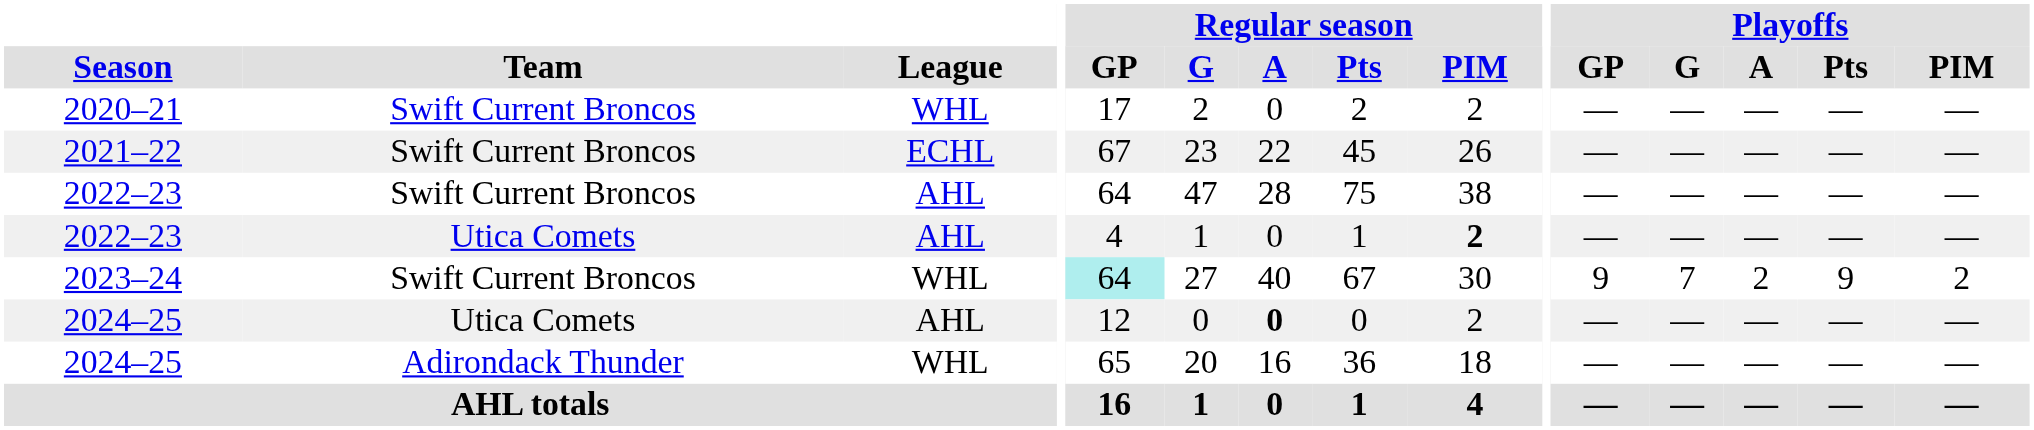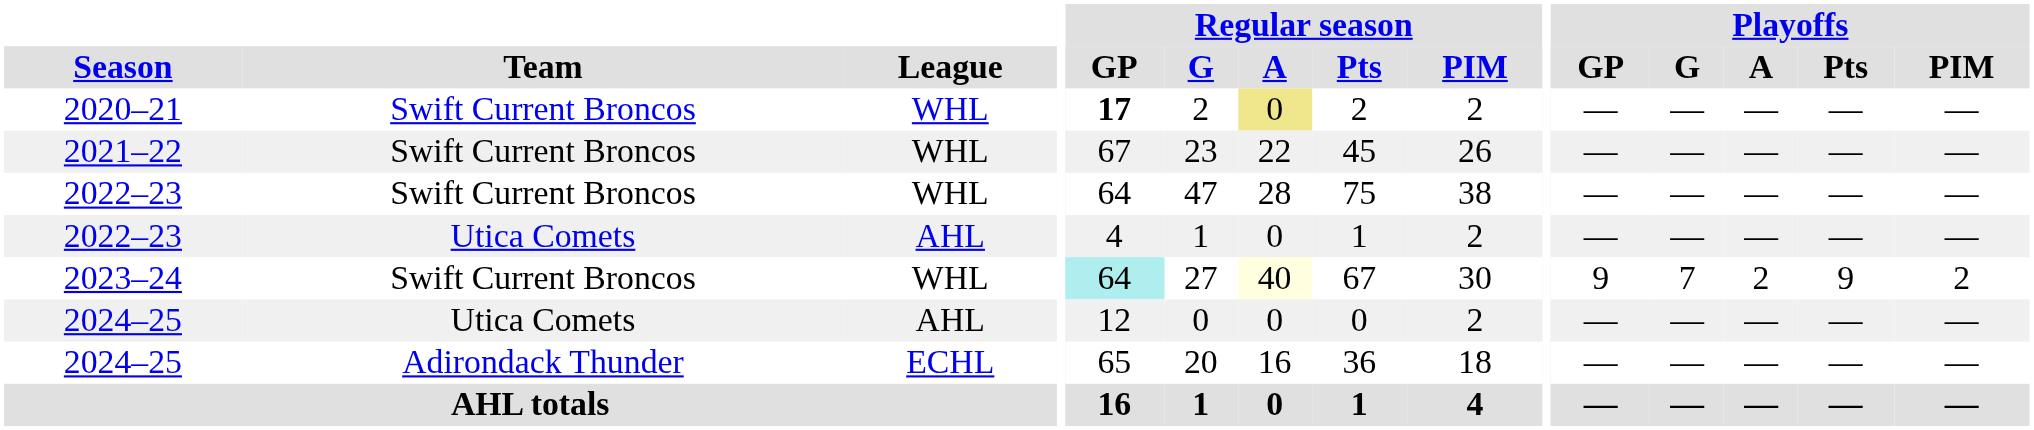(1114, 108) normal -> (1114, 108) bold
(1275, 108) no background -> (1275, 108) khaki background
(950, 151) ECHL -> (950, 151) WHL
(950, 193) AHL -> (950, 193) WHL
(1475, 235) bold -> (1475, 235) normal
(1275, 277) no background -> (1275, 277) lightyellow background
(1275, 319) bold -> (1275, 319) normal
(950, 362) WHL -> (950, 362) ECHL
